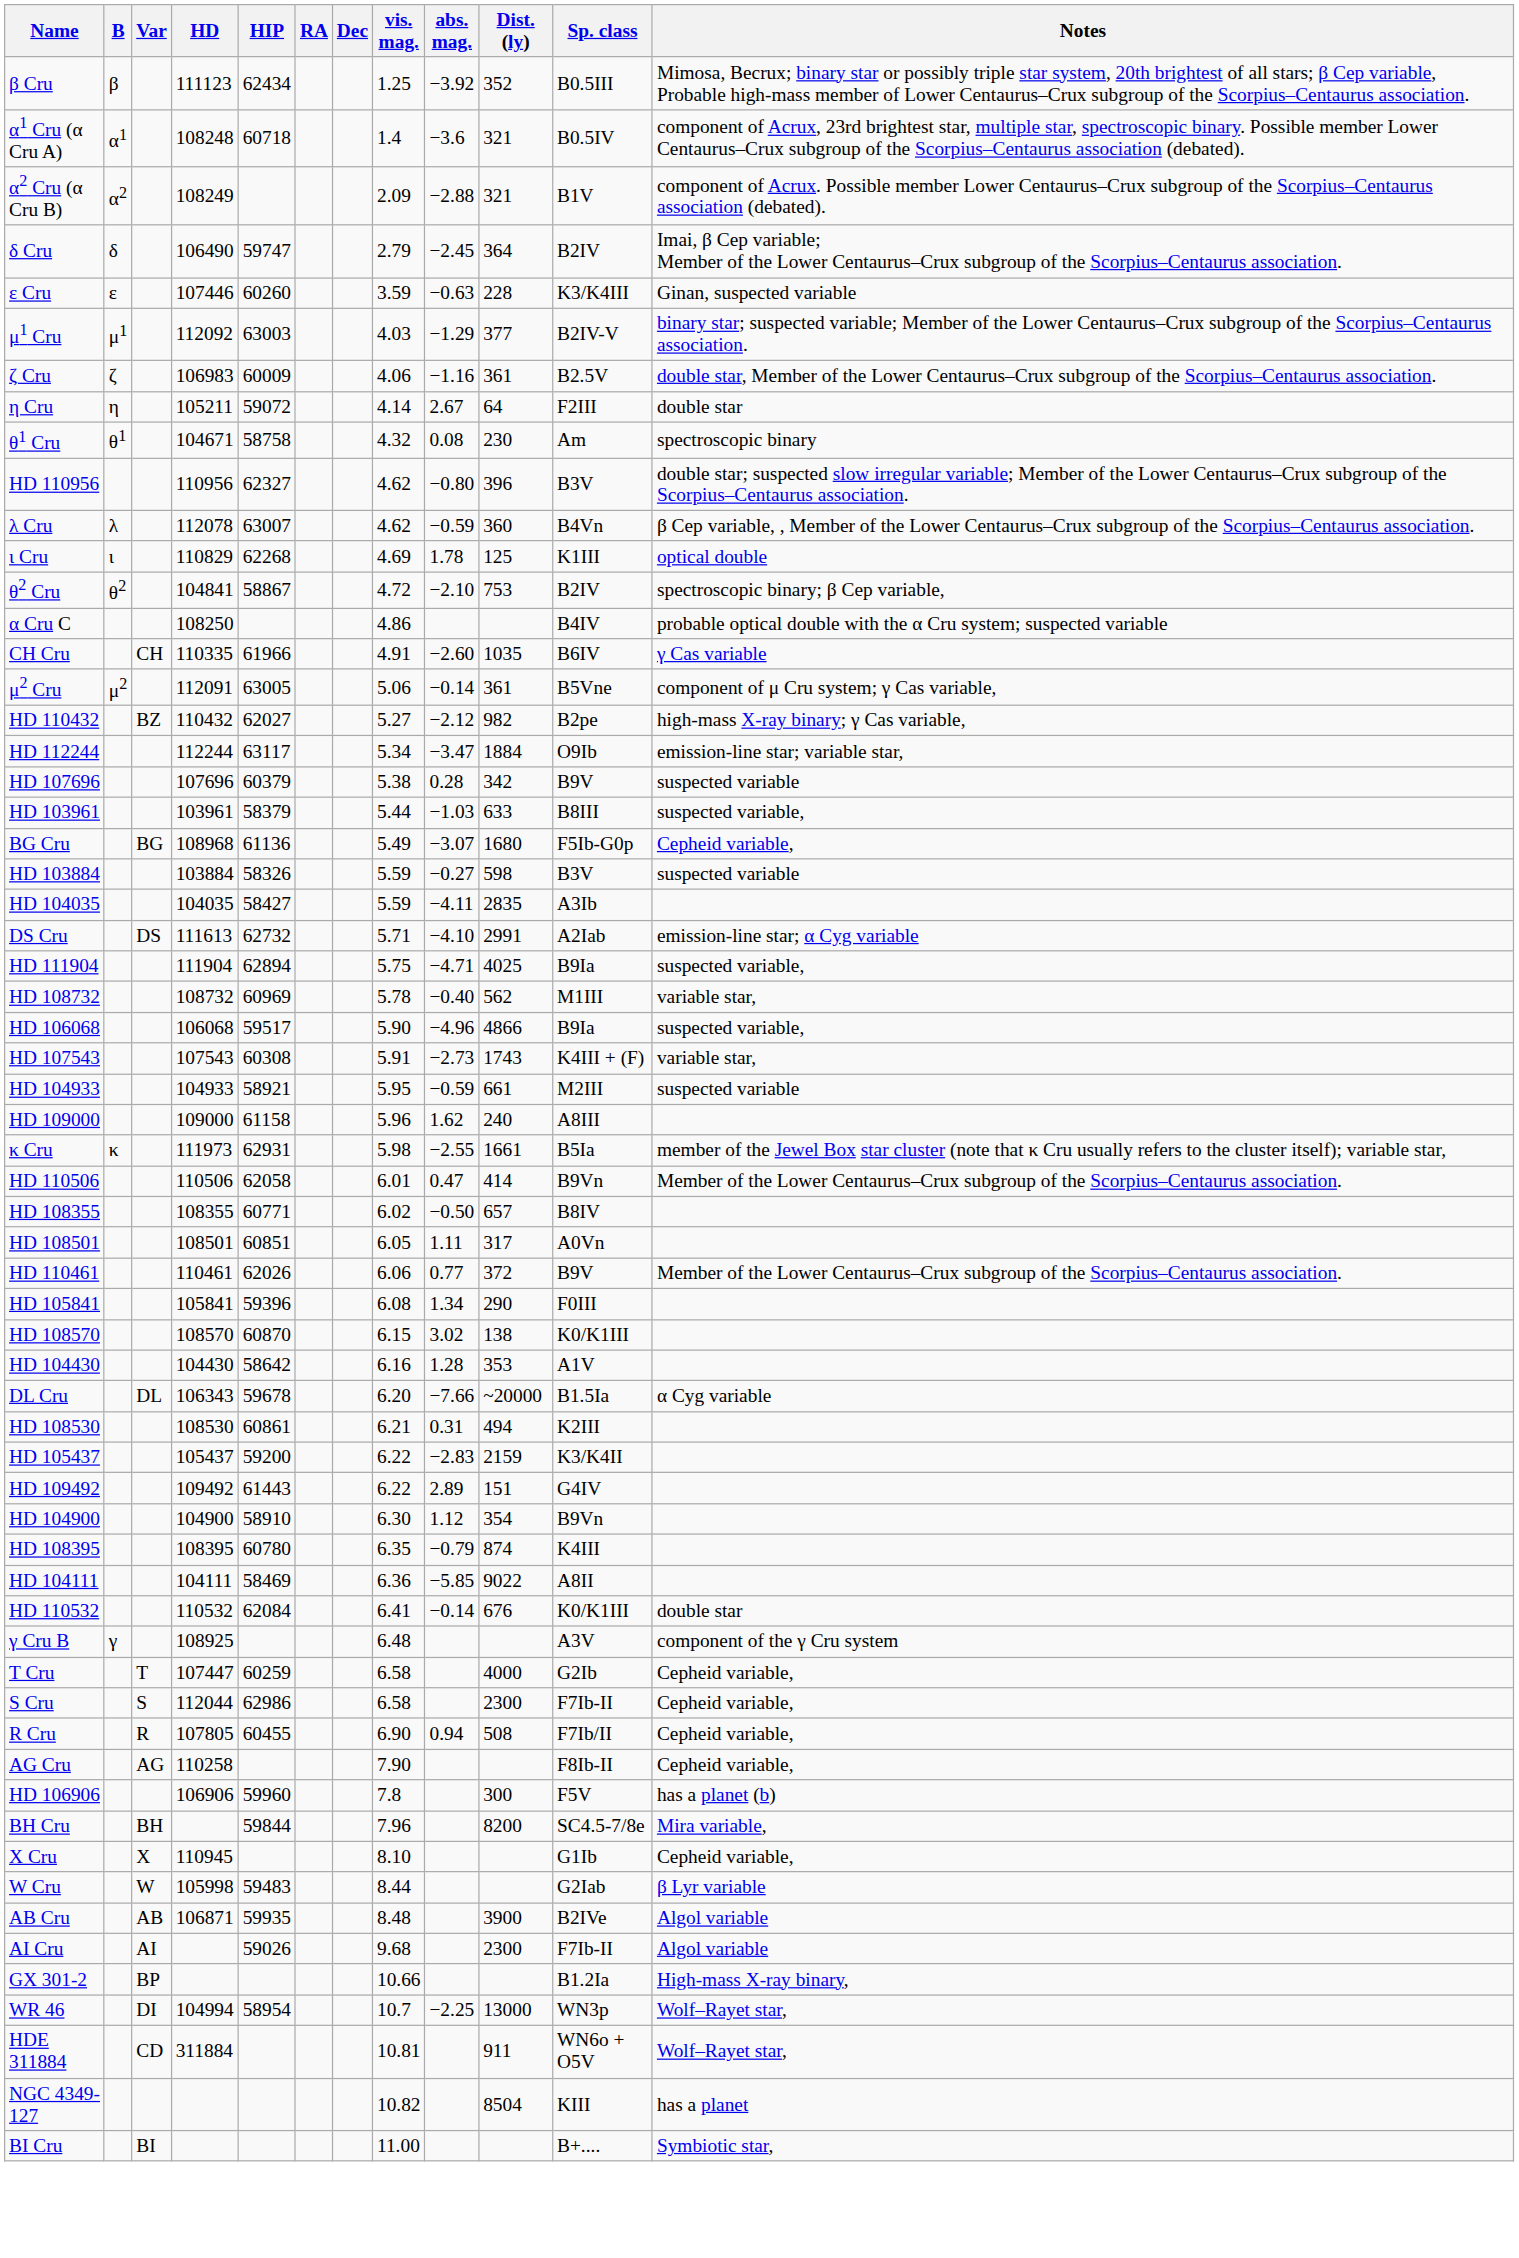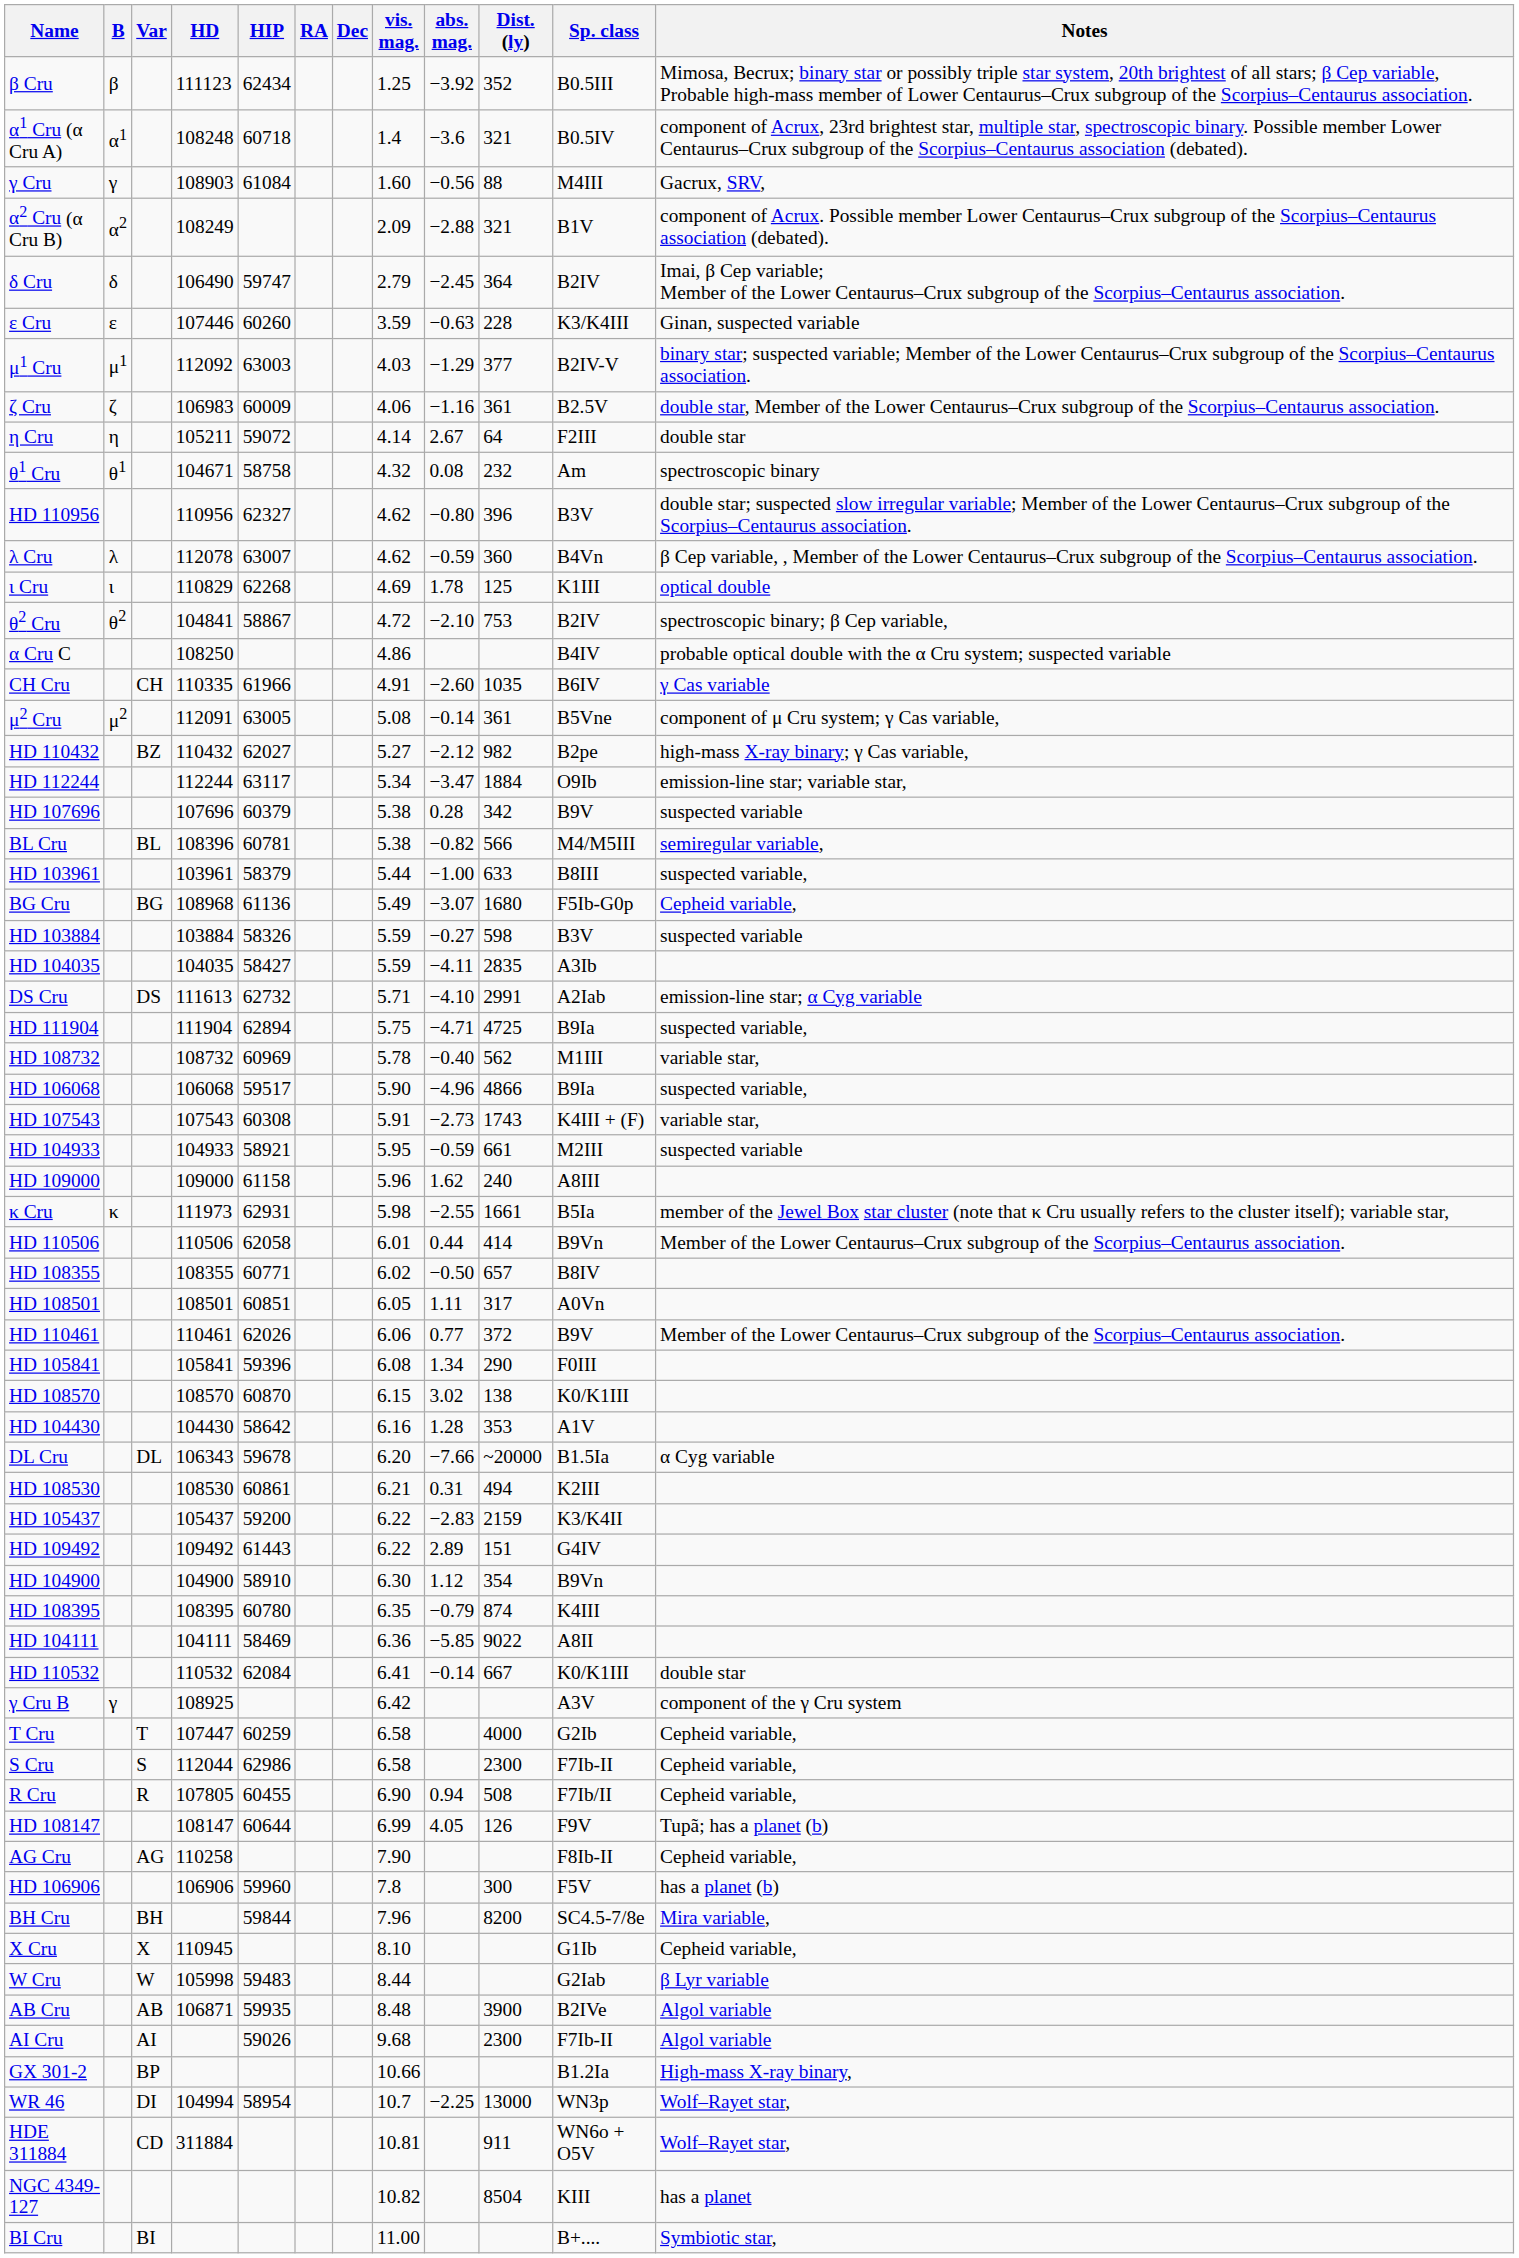+ row: (30, 182)
(498, 439) 230 -> (498, 470) 232
(394, 687) 5.06 -> (394, 717) 5.08
+ row: (38, 843)
(452, 812) −1.03 -> (452, 873) −1.00
(503, 966) 4025 -> (503, 1027) 4725
(446, 1181) 0.47 -> (446, 1242) 0.44
(498, 1610) 676 -> (498, 1672) 667
(394, 1641) 6.48 -> (394, 1702) 6.42
+ row: (55, 1825)
